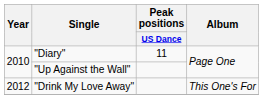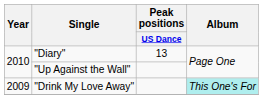(162, 54) 11 -> (162, 54) 13
(18, 86) 2012 -> (18, 86) 2009
(222, 86) no background -> (222, 86) paleturquoise background
